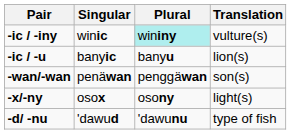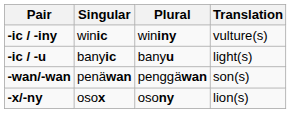(157, 35) paleturquoise background -> (157, 35) no background
(231, 56) lion(s) -> (233, 56) light(s)
(233, 98) light(s) -> (231, 98) lion(s)
- row: (27, 118)
